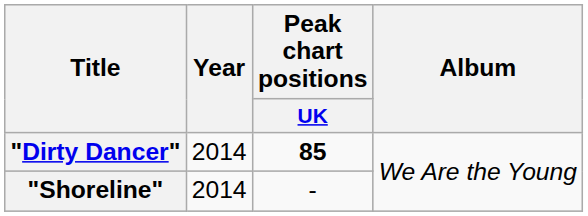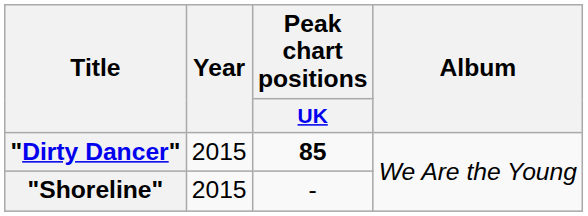(219, 151) 2014 -> (219, 151) 2015
(219, 190) 2014 -> (219, 190) 2015
